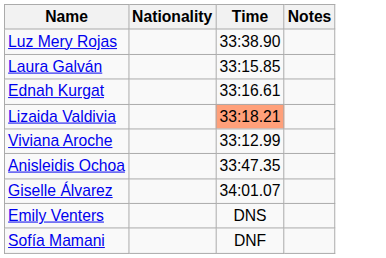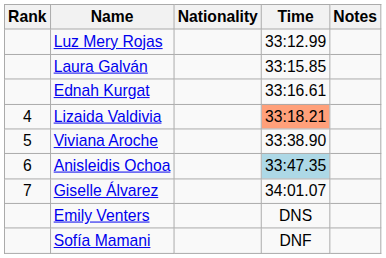+ column: (27, 16)
(250, 41) 33:38.90 -> (296, 41) 33:12.99
(250, 141) 33:12.99 -> (296, 141) 33:38.90
(250, 166) no background -> (296, 166) lightblue background
